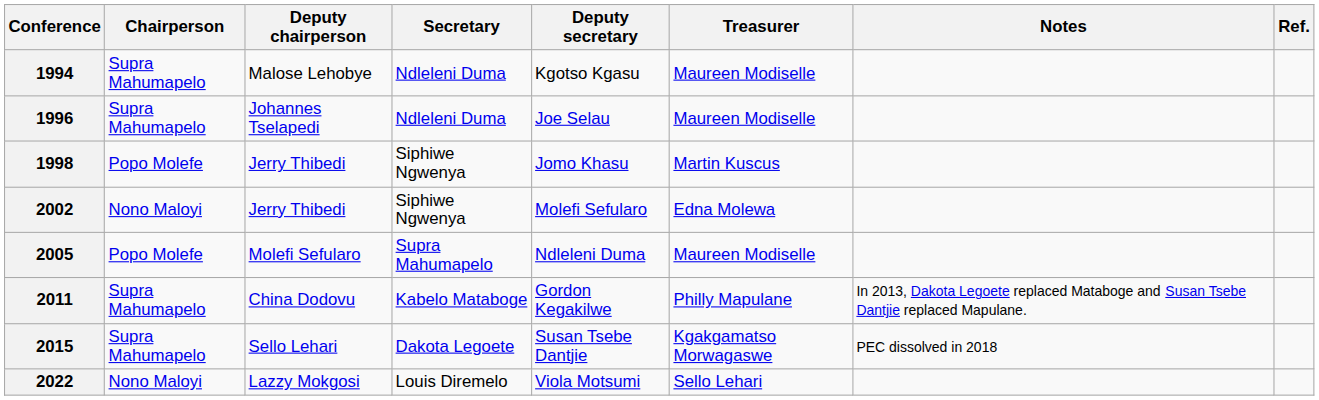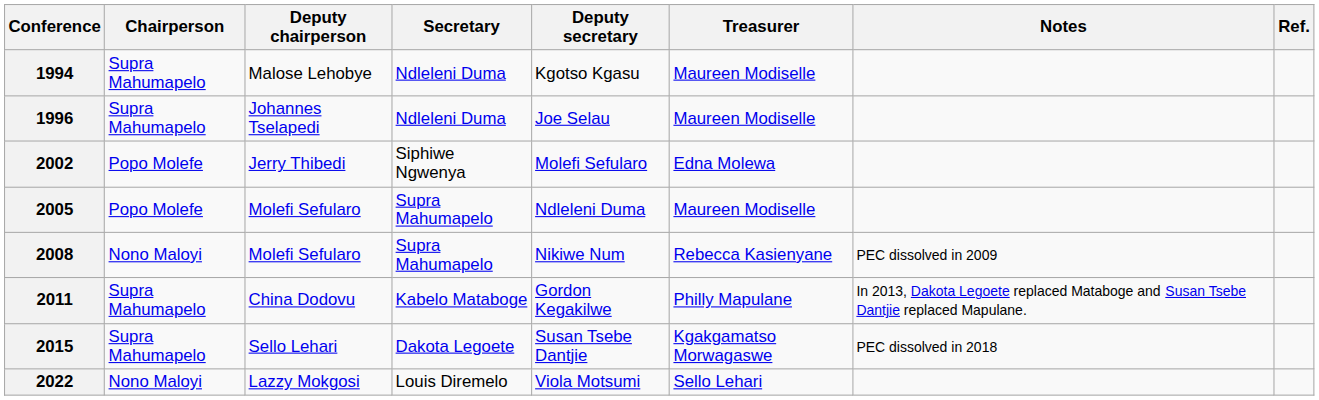- row: (55, 163)
(155, 209) Nono Maloyi -> (156, 163) Popo Molefe
+ row: (55, 254)
